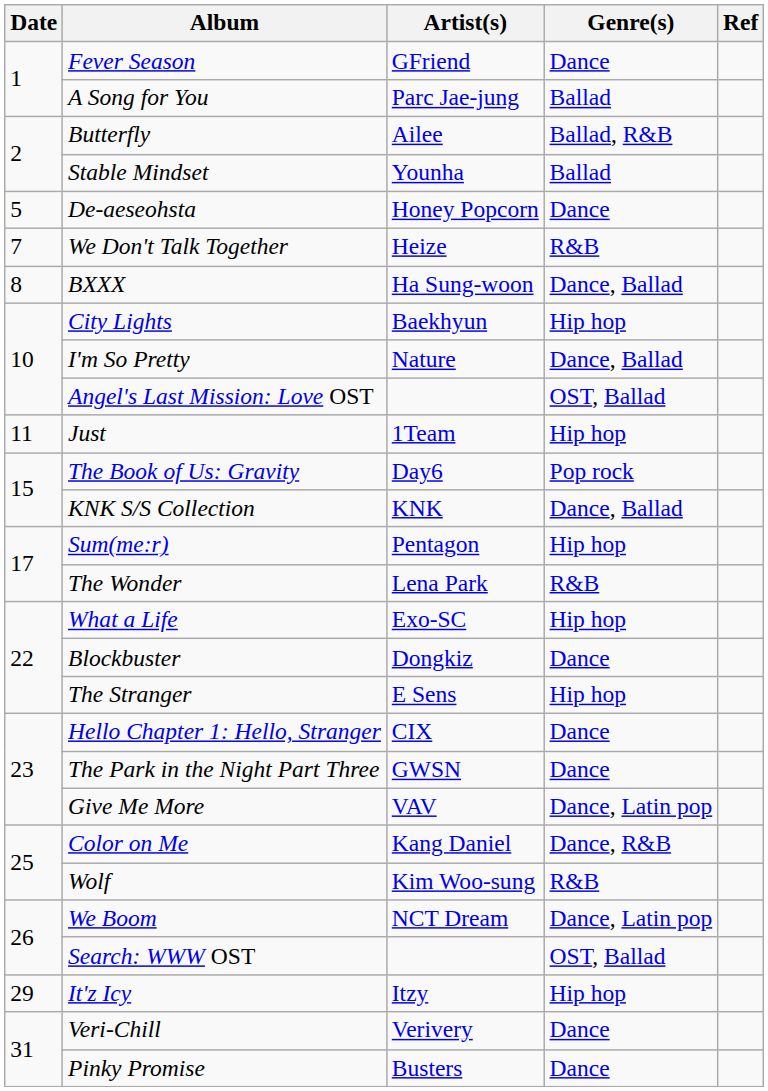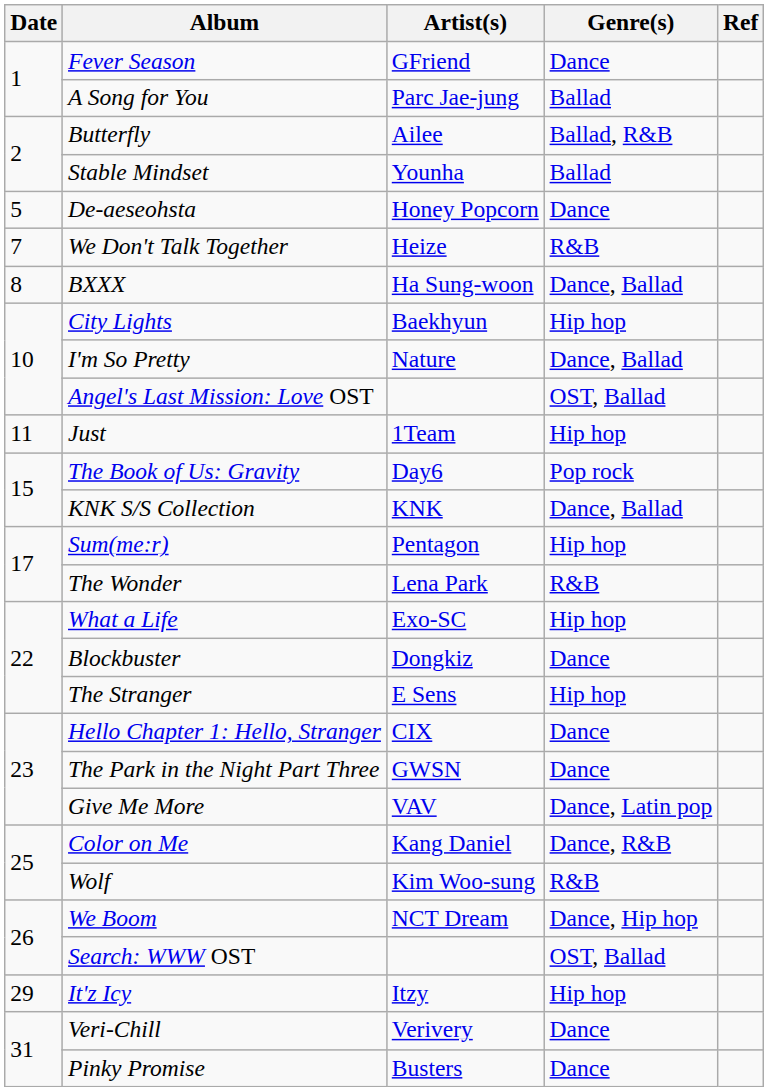(631, 918) Dance, Latin pop -> (624, 918) Dance, Hip hop
